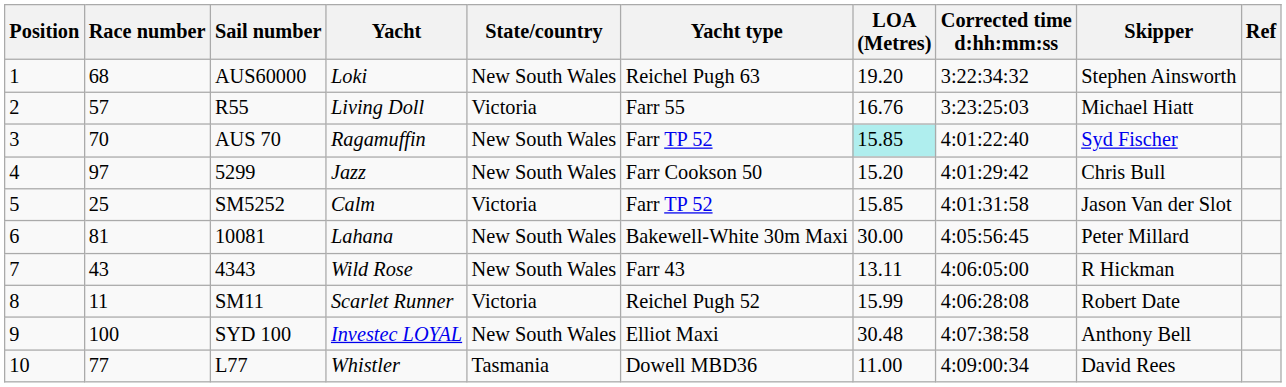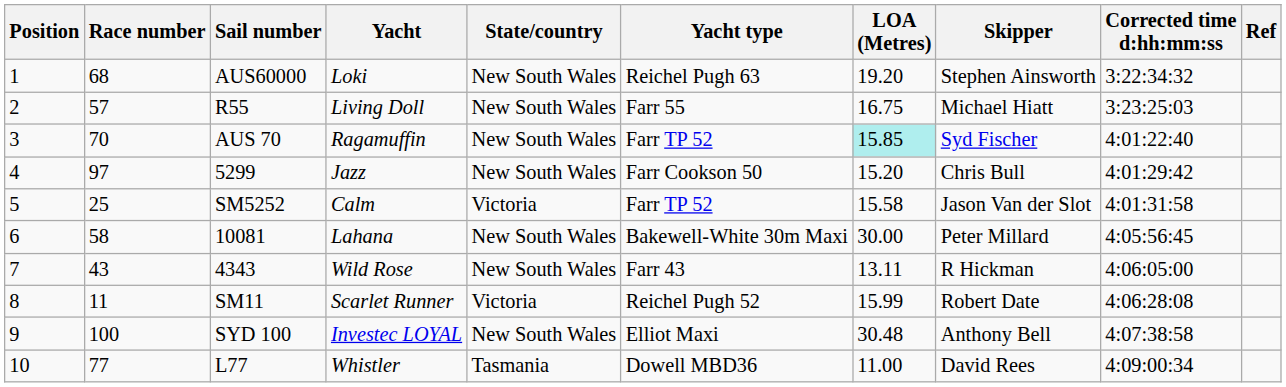columns swapped: (1159, 32) <-> (1006, 32)
(504, 107) Victoria -> (544, 107) New South Wales
(880, 107) 16.76 -> (880, 107) 16.75
(880, 204) 15.85 -> (880, 204) 15.58
(99, 236) 81 -> (99, 236) 58
